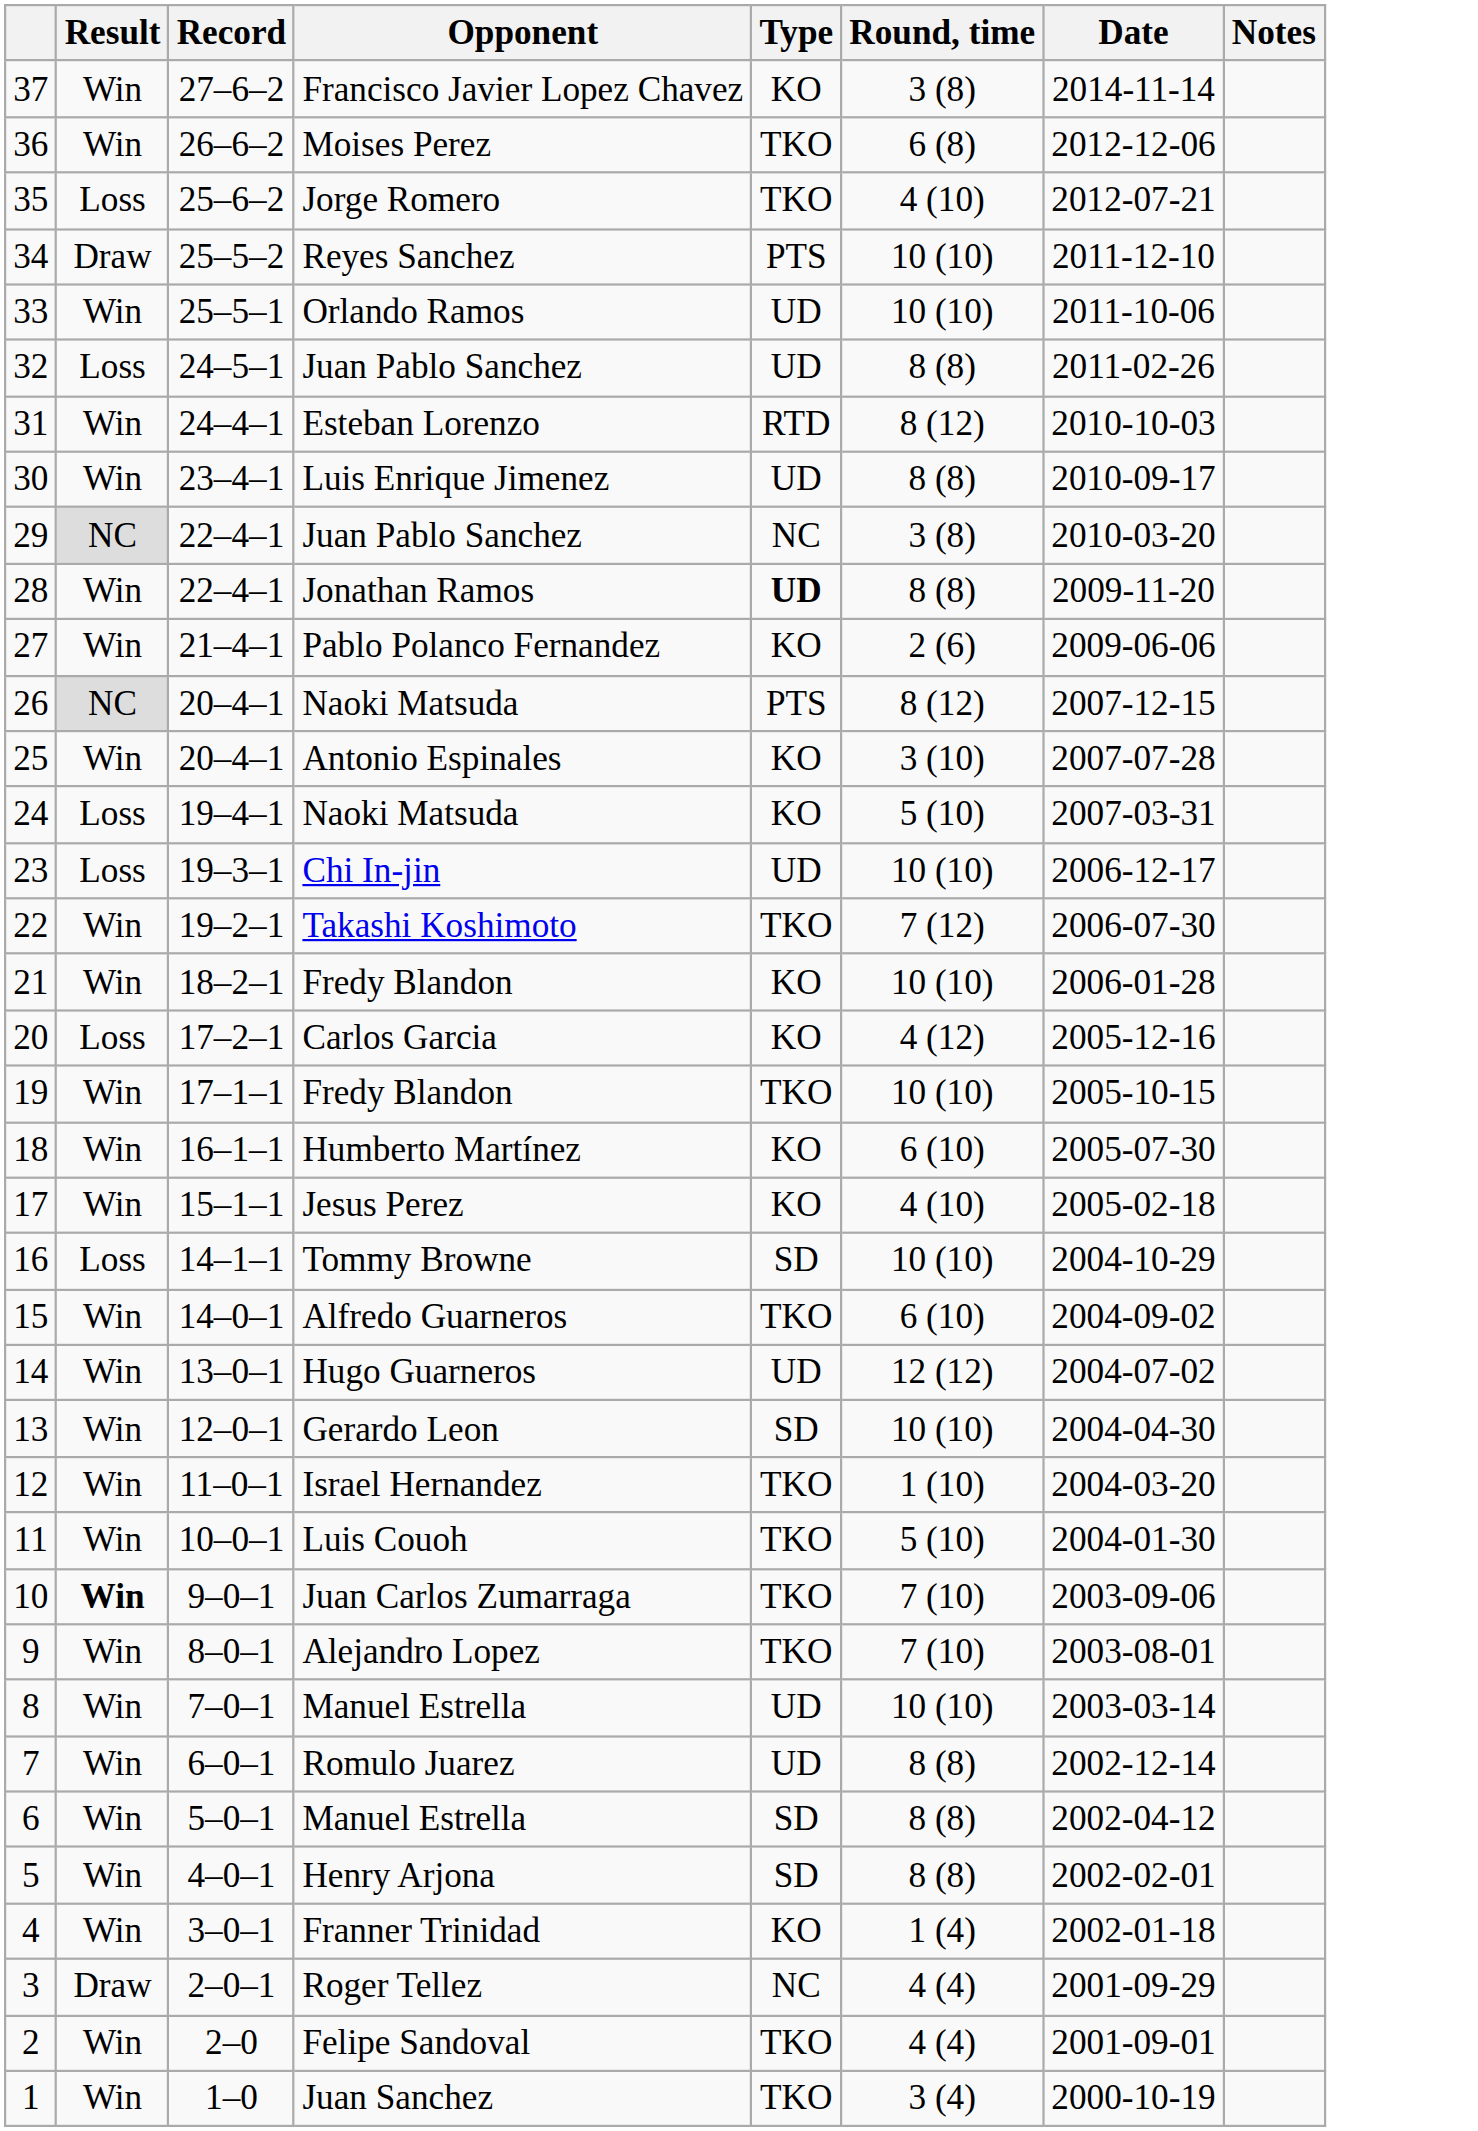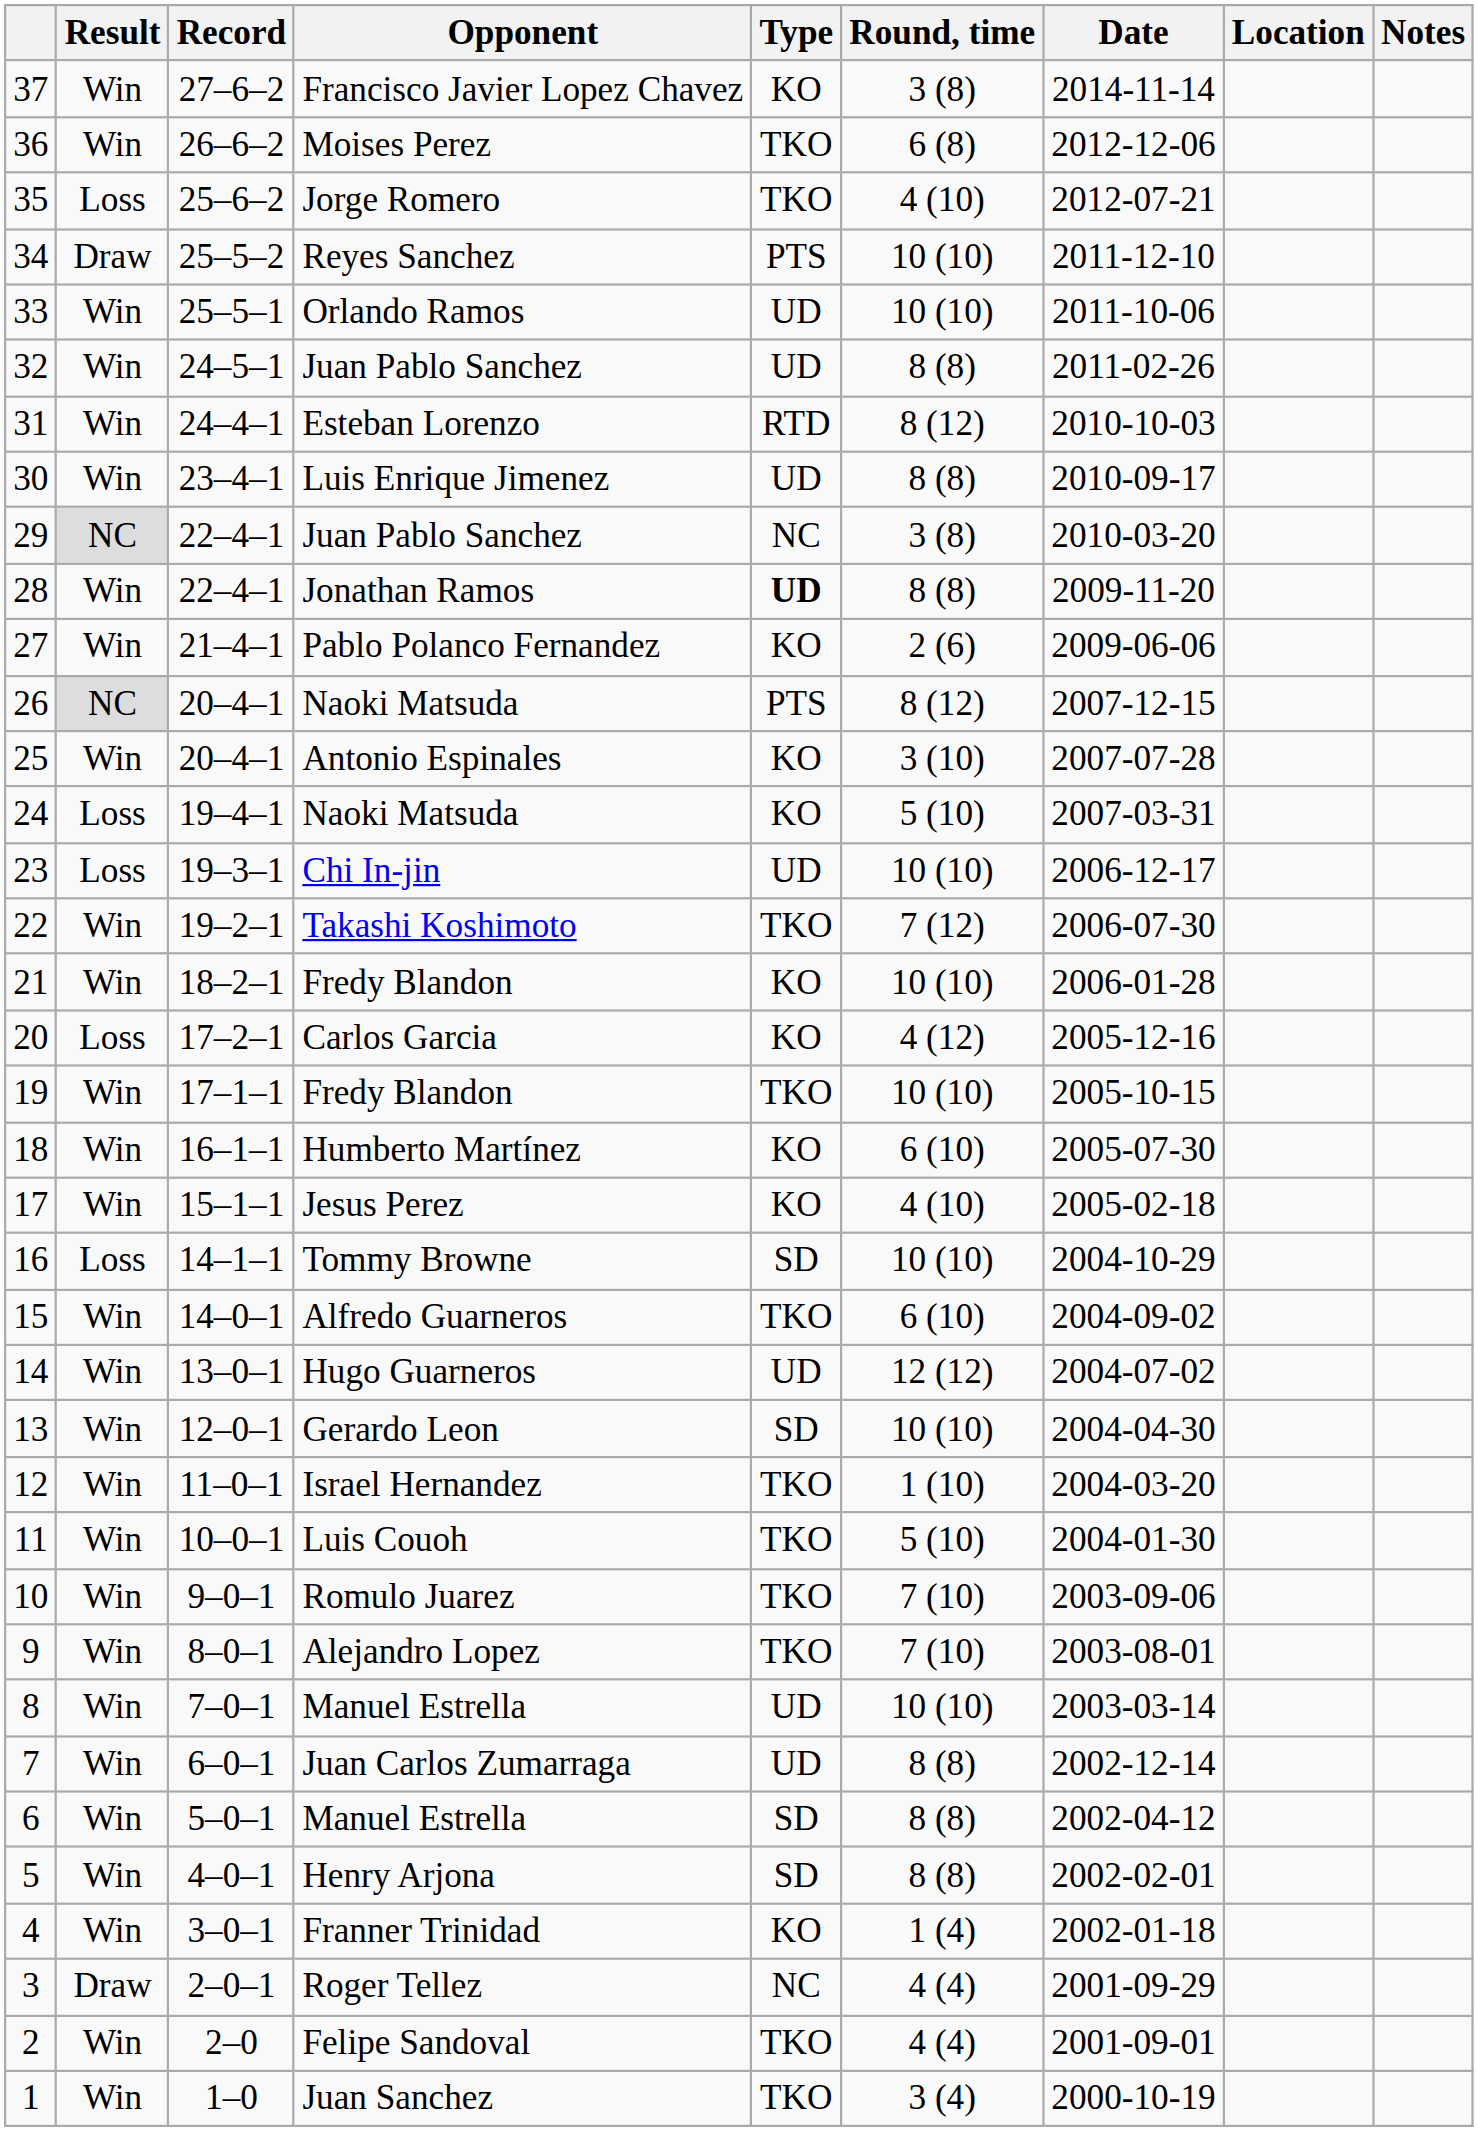+ column: (1298, 32)
(113, 367) Loss -> (113, 367) Win
(113, 1595) bold -> (113, 1595) normal
(467, 1595) Juan Carlos Zumarraga -> (408, 1595) Romulo Juarez
(408, 1762) Romulo Juarez -> (467, 1762) Juan Carlos Zumarraga
